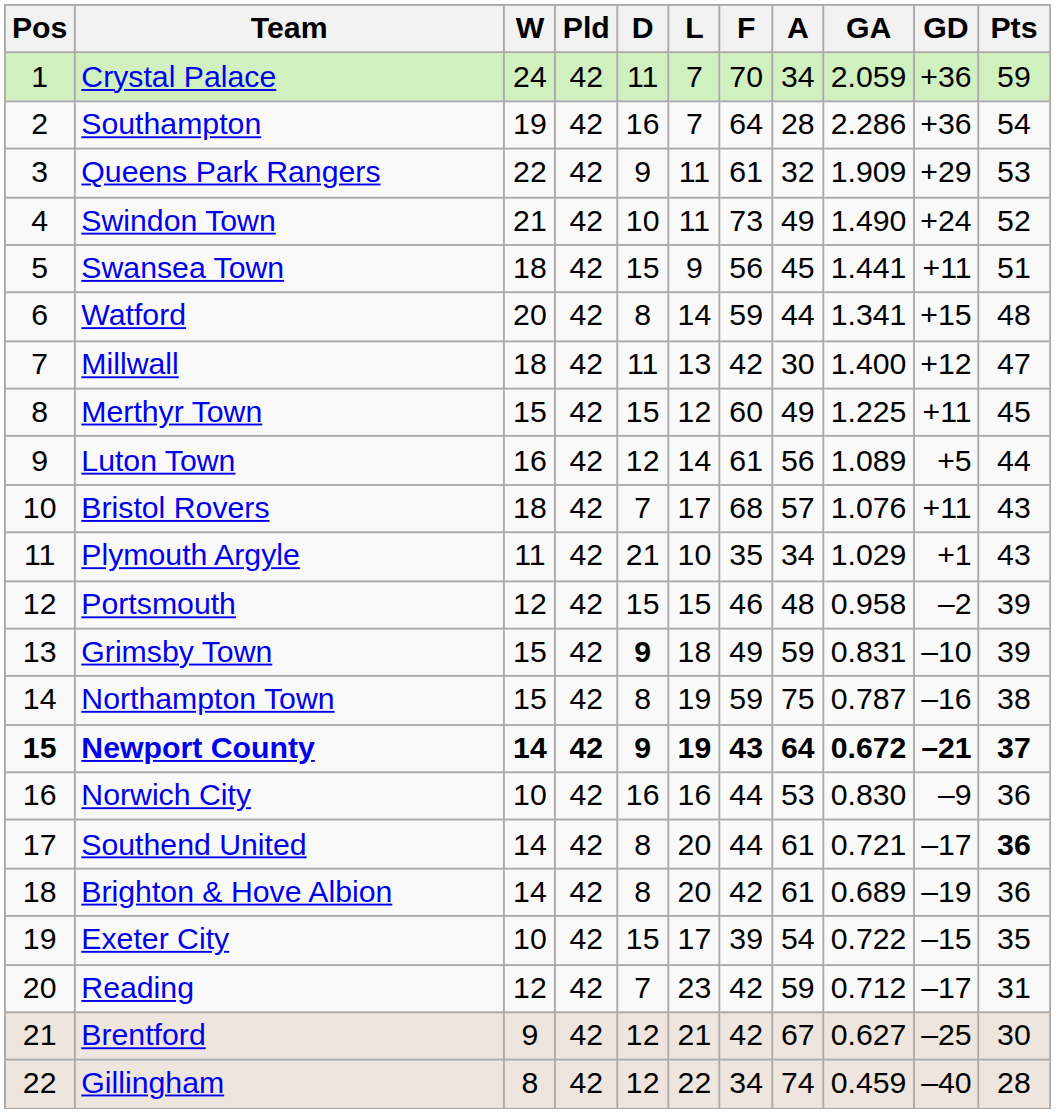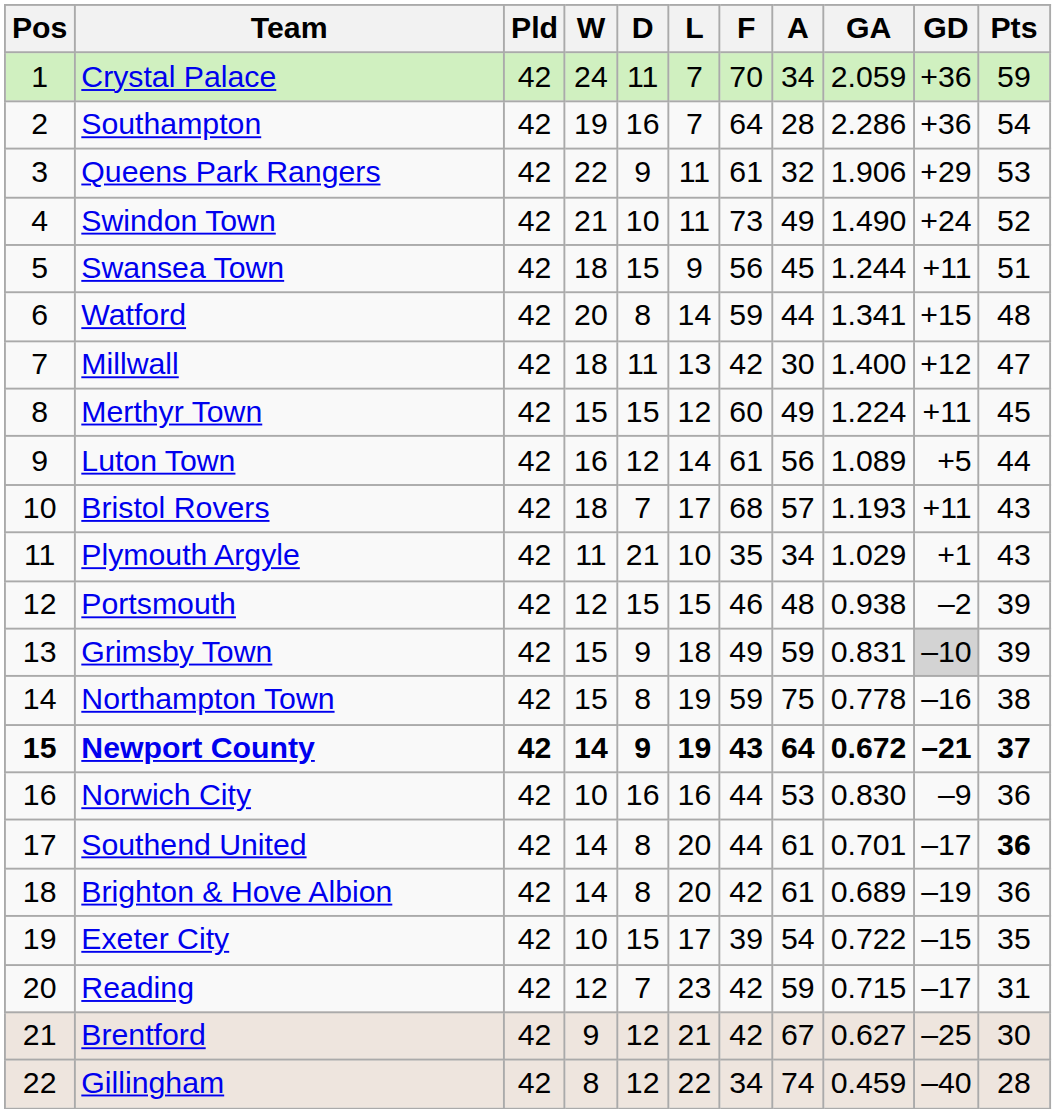columns swapped: (586, 28) <-> (530, 28)
(869, 172) 1.909 -> (869, 172) 1.906
(869, 268) 1.441 -> (869, 268) 1.244
(869, 412) 1.225 -> (869, 412) 1.224
(869, 508) 1.076 -> (869, 508) 1.193
(869, 603) 0.958 -> (869, 603) 0.938
(643, 651) bold -> (643, 651) normal
(946, 651) no background -> (946, 651) lightgrey background
(869, 699) 0.787 -> (869, 699) 0.778
(869, 843) 0.721 -> (869, 843) 0.701
(869, 987) 0.712 -> (869, 987) 0.715
